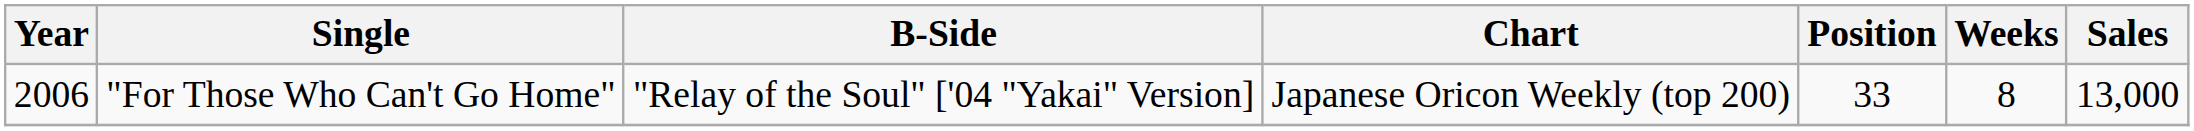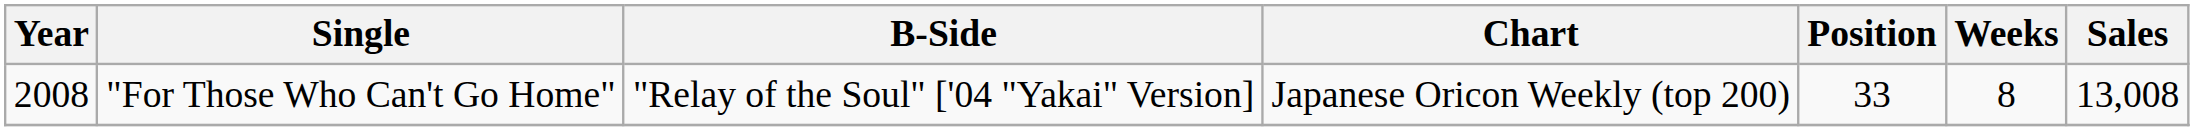(51, 93) 2006 -> (51, 93) 2008
(2128, 93) 13,000 -> (2128, 93) 13,008
